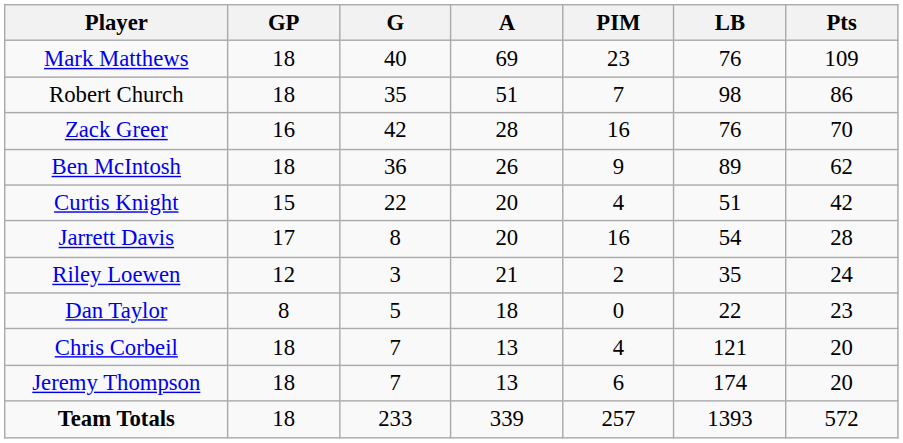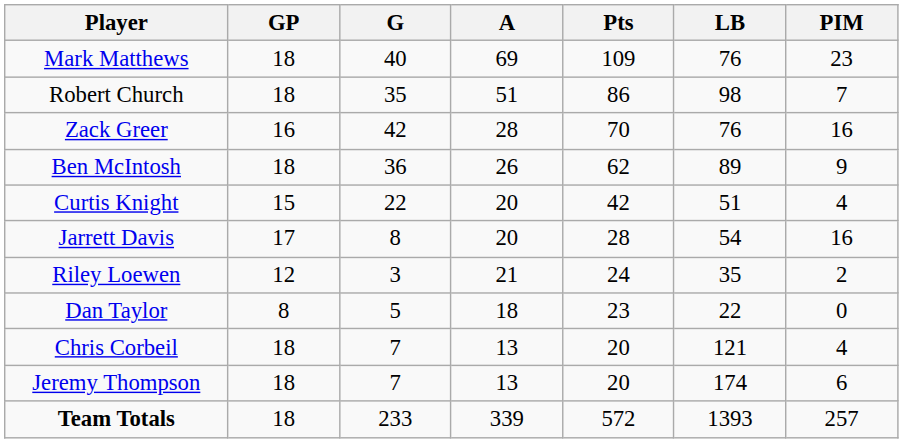columns swapped: (842, 22) <-> (618, 22)
